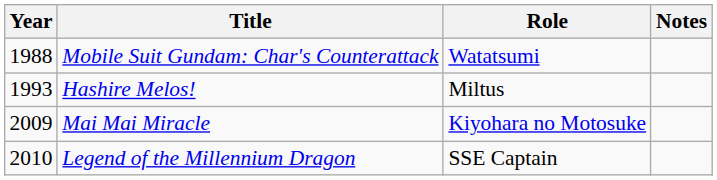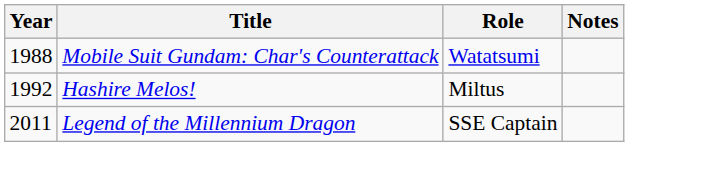(31, 89) 1993 -> (31, 89) 1992
- row: (136, 123)
(31, 157) 2010 -> (31, 123) 2011
